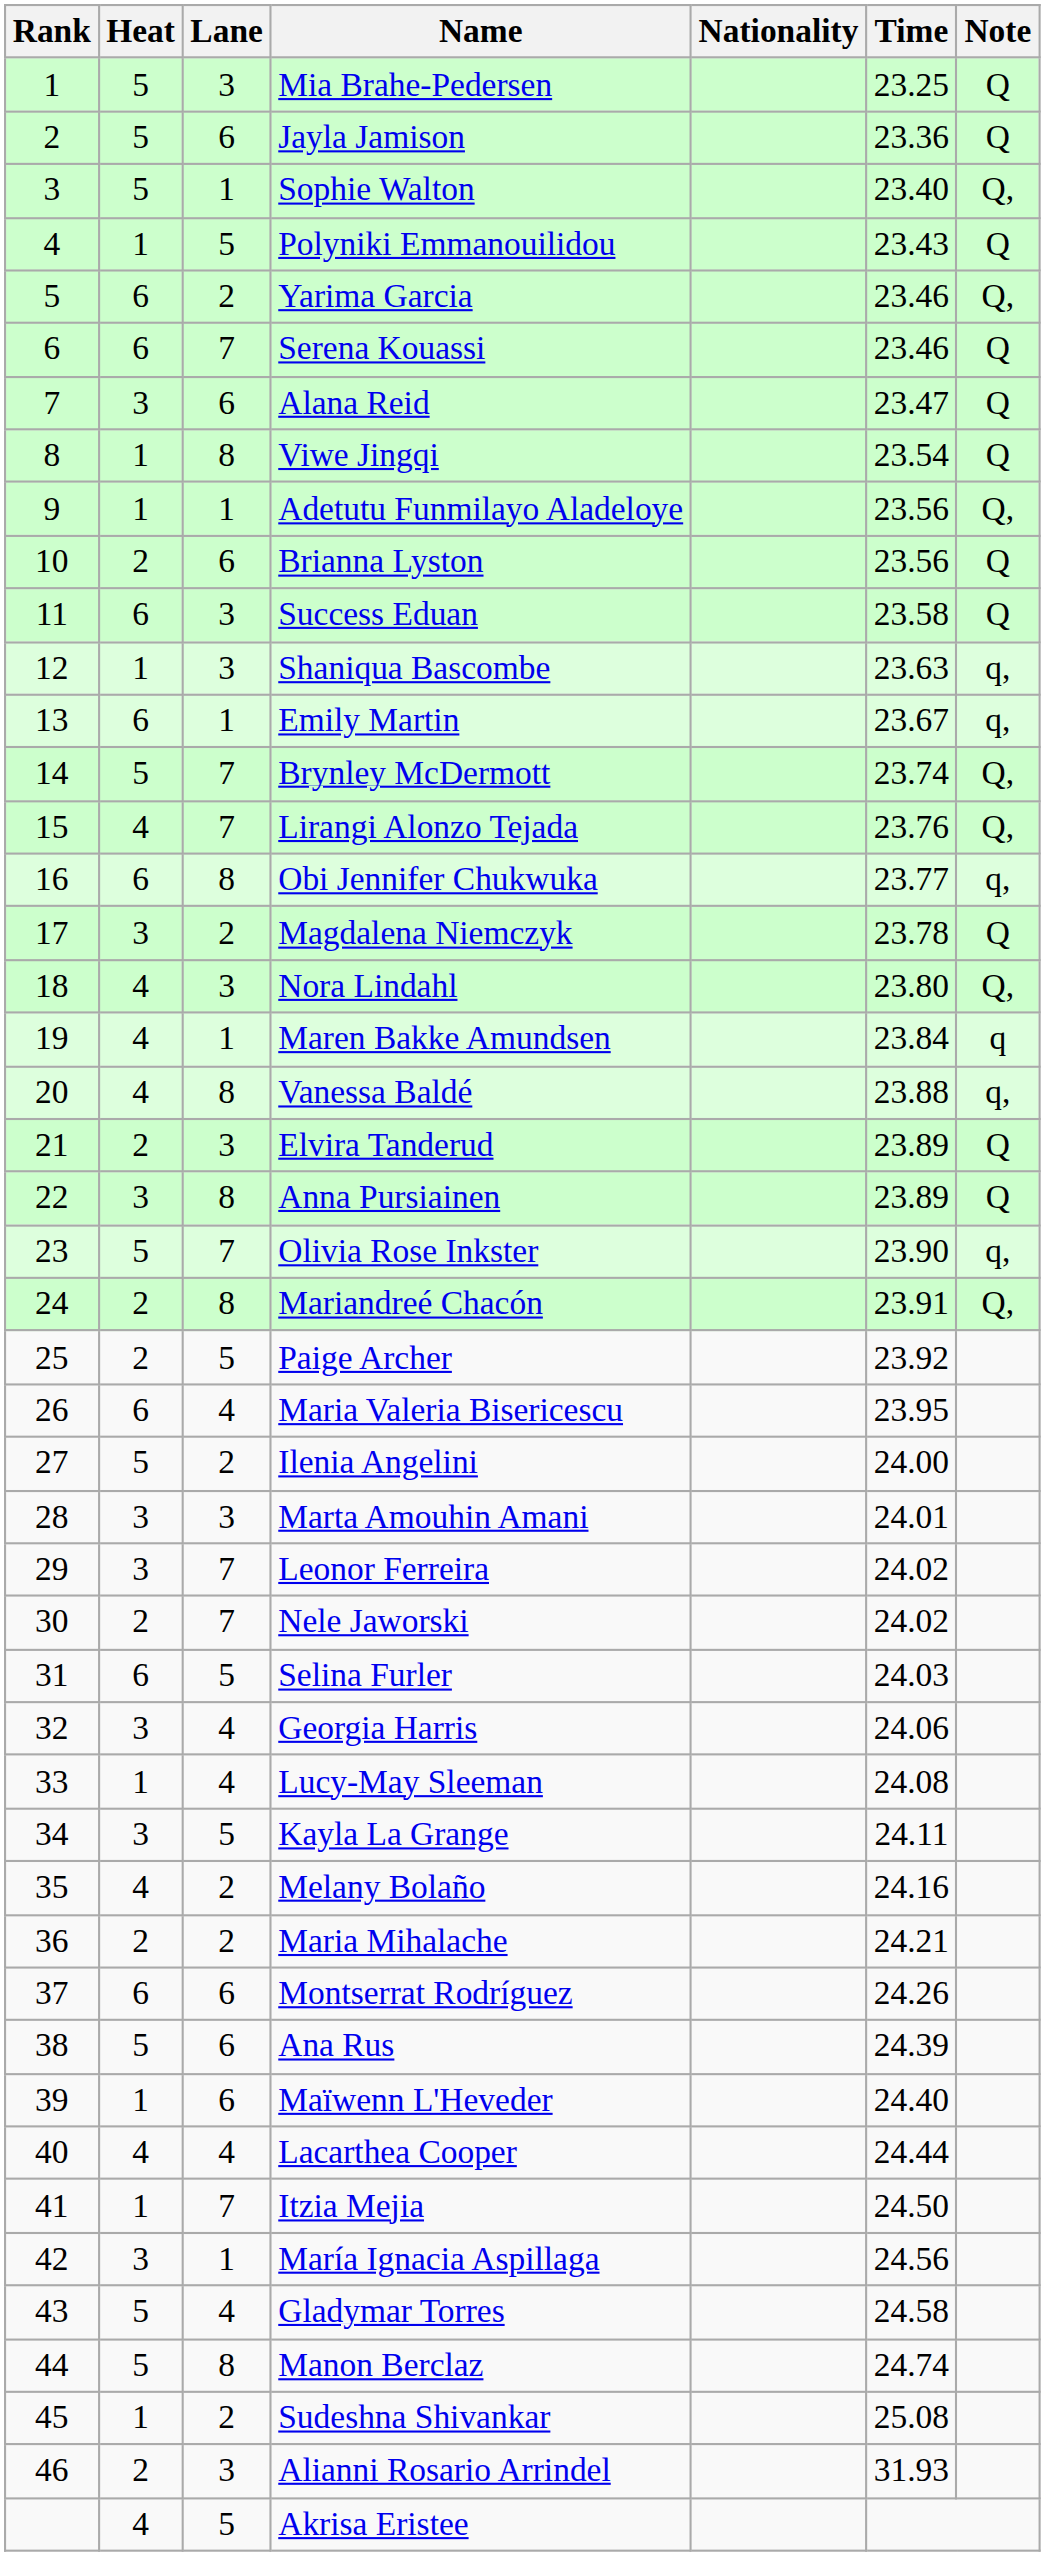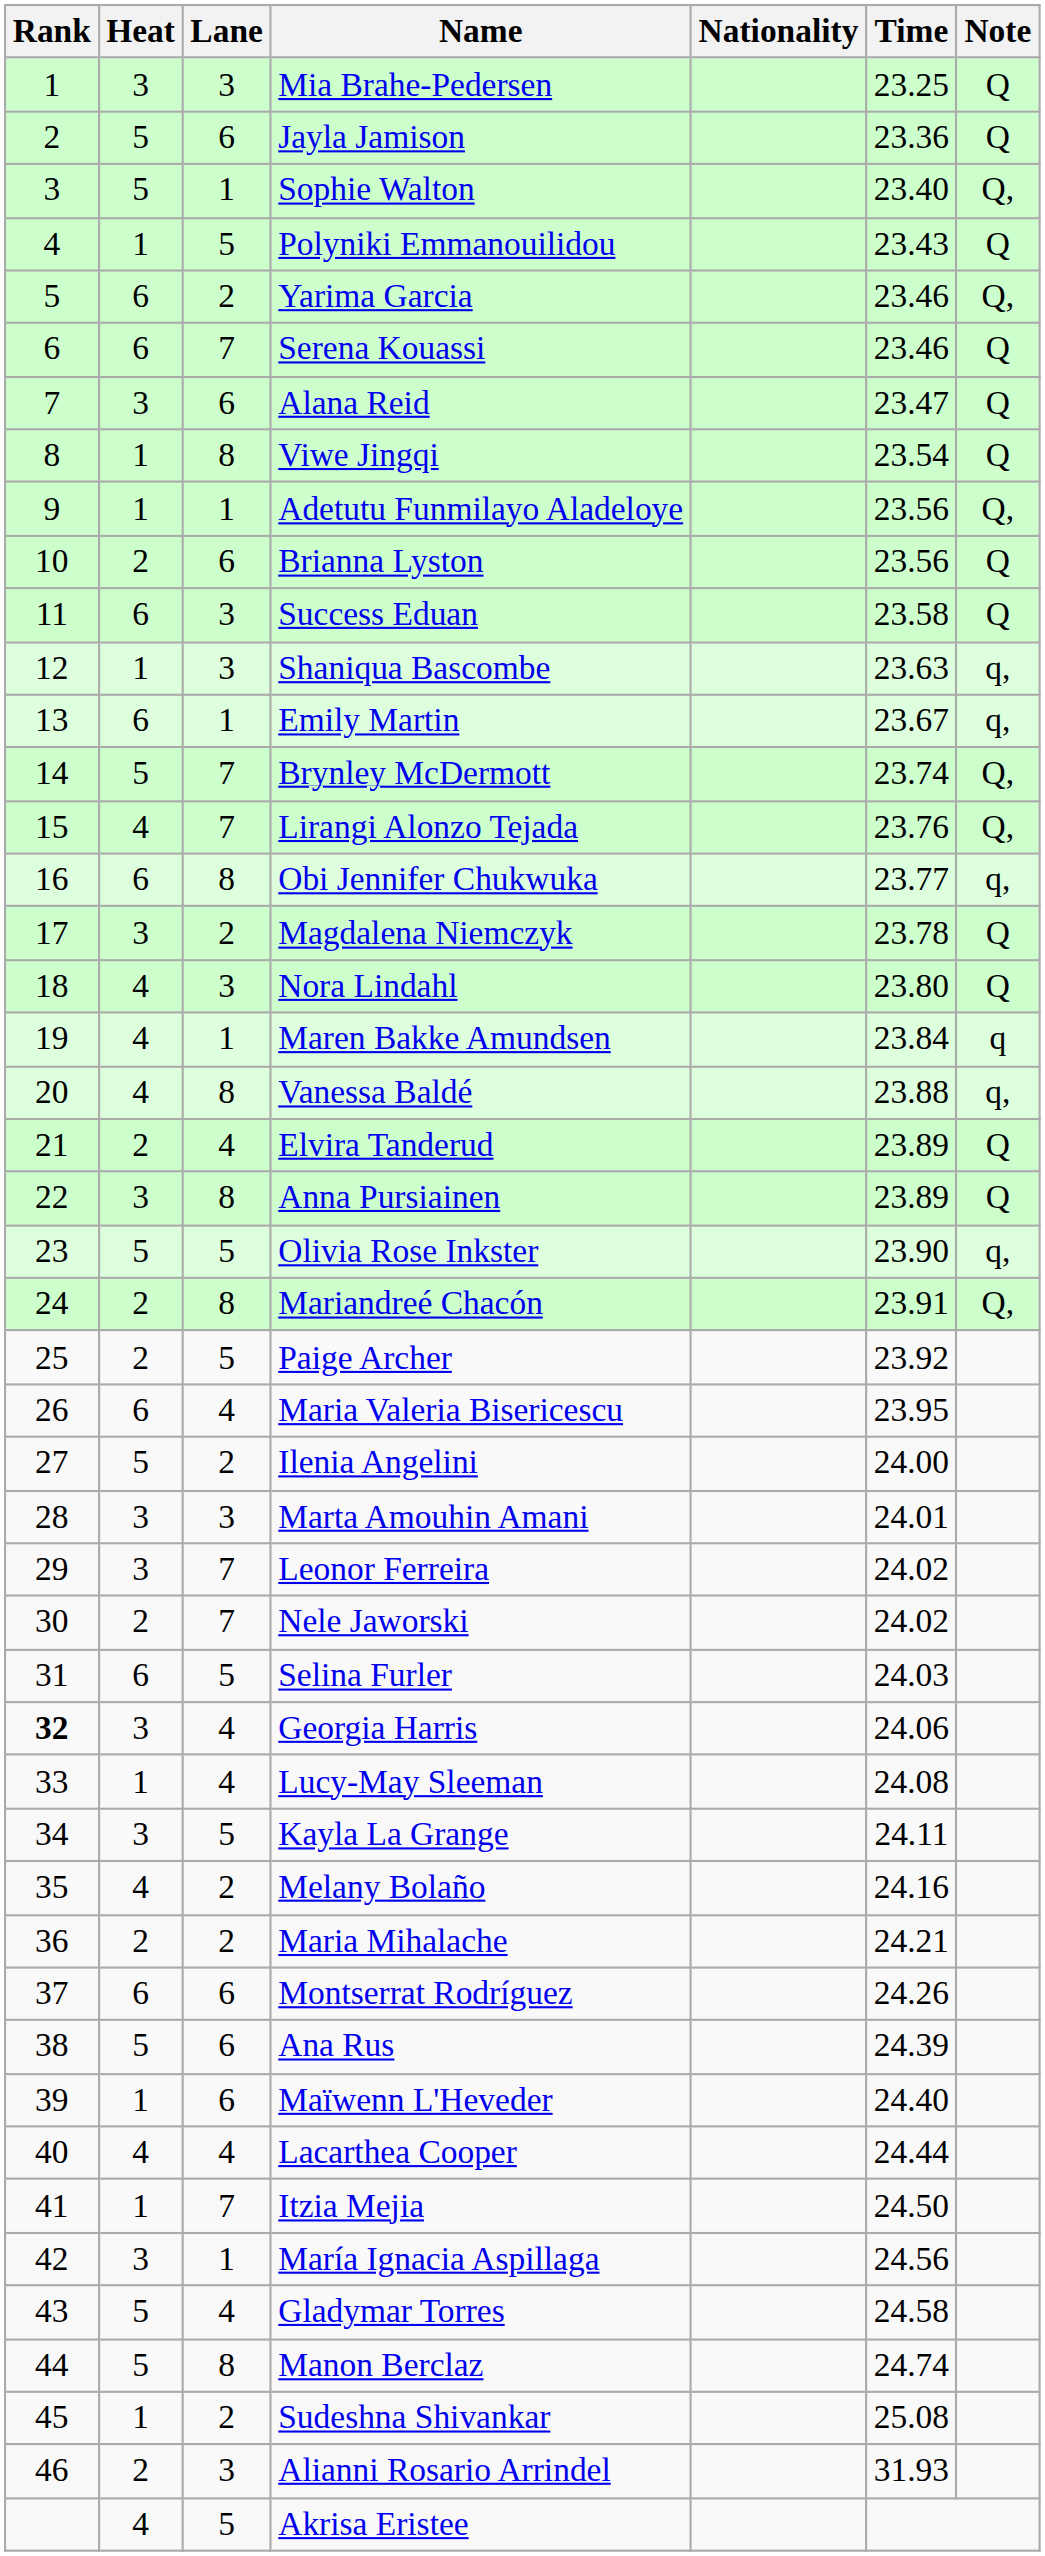(141, 84) 5 -> (141, 84) 3
(998, 985) Q, -> (998, 985) Q
(227, 1144) 3 -> (227, 1144) 4
(227, 1250) 7 -> (227, 1250) 5
(52, 1728) normal -> (52, 1728) bold
